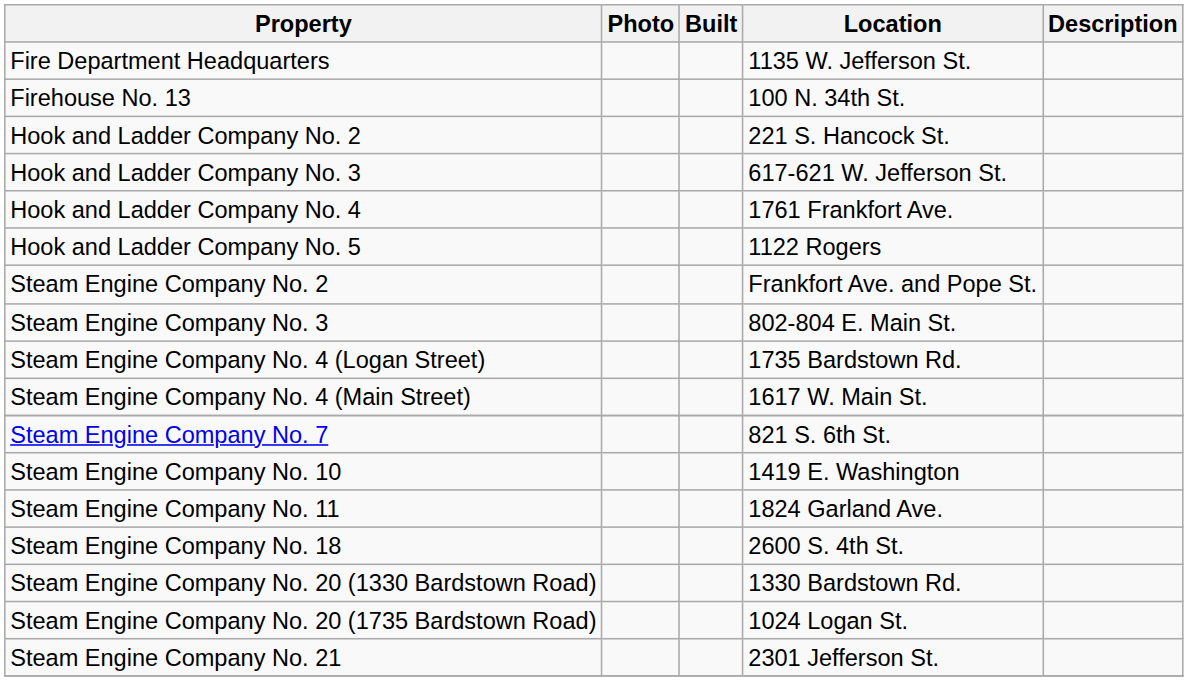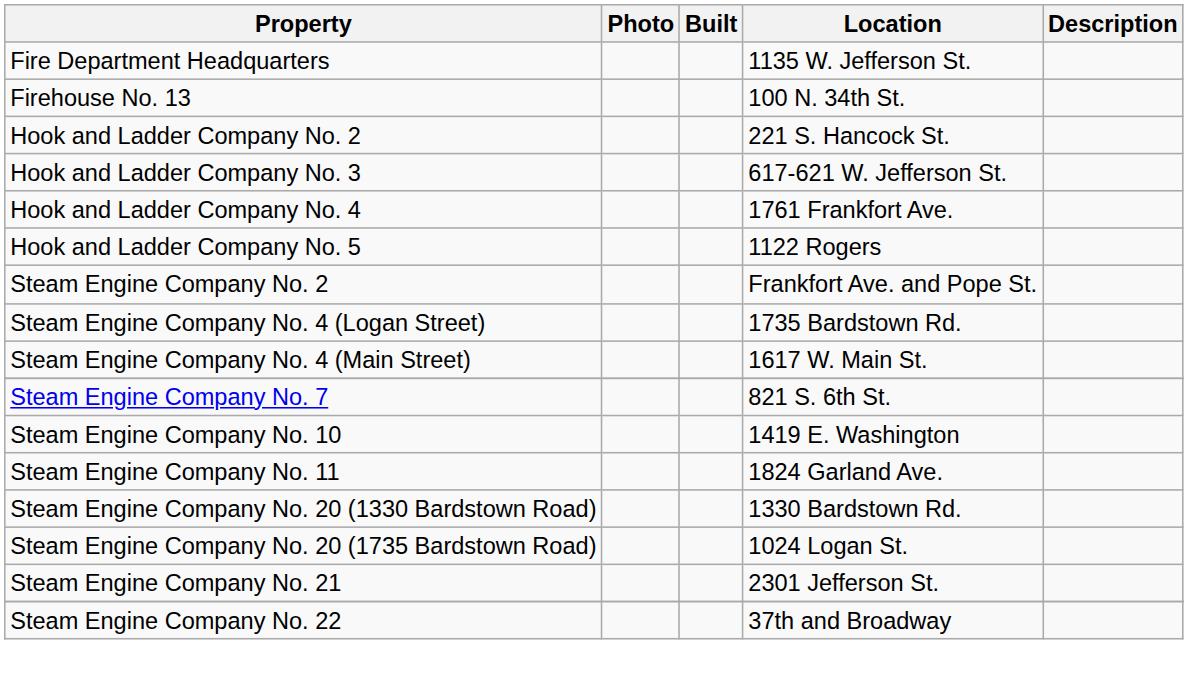- row: (169, 322)
- row: (176, 546)
+ row: (176, 620)
